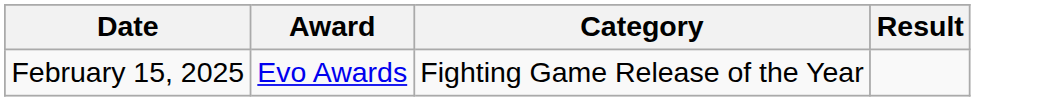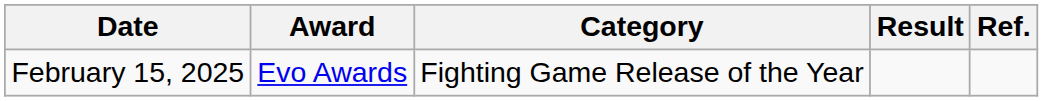+ column: (1004, 27)
